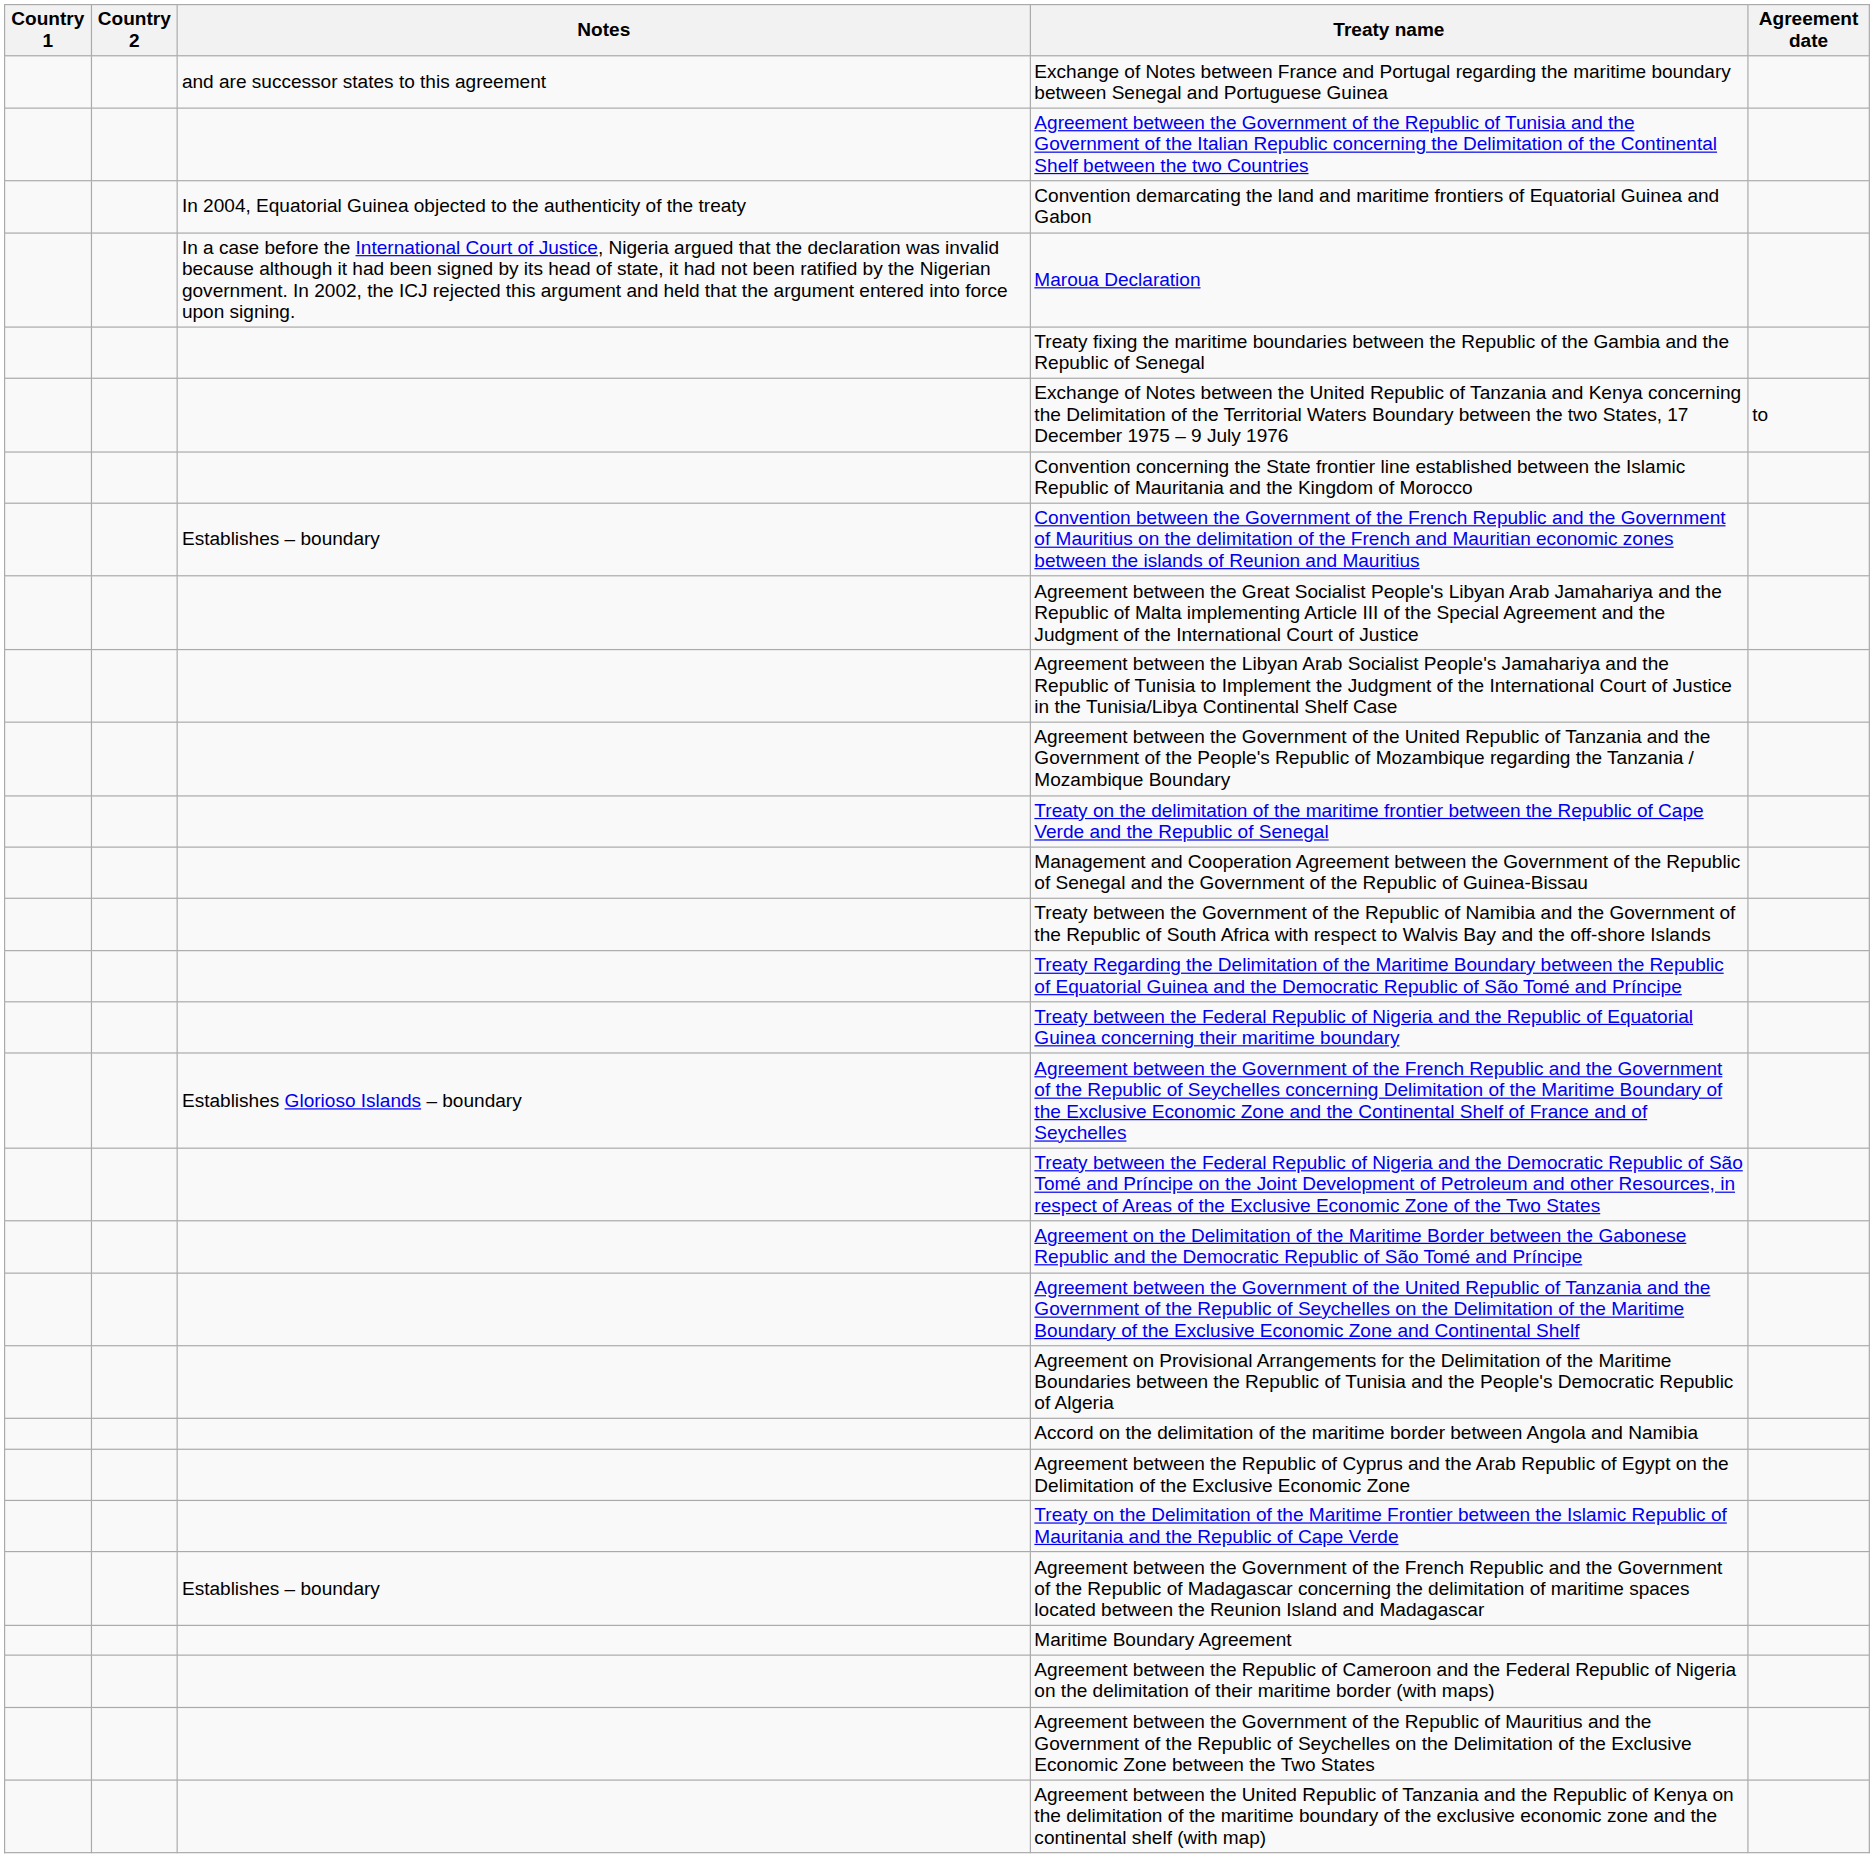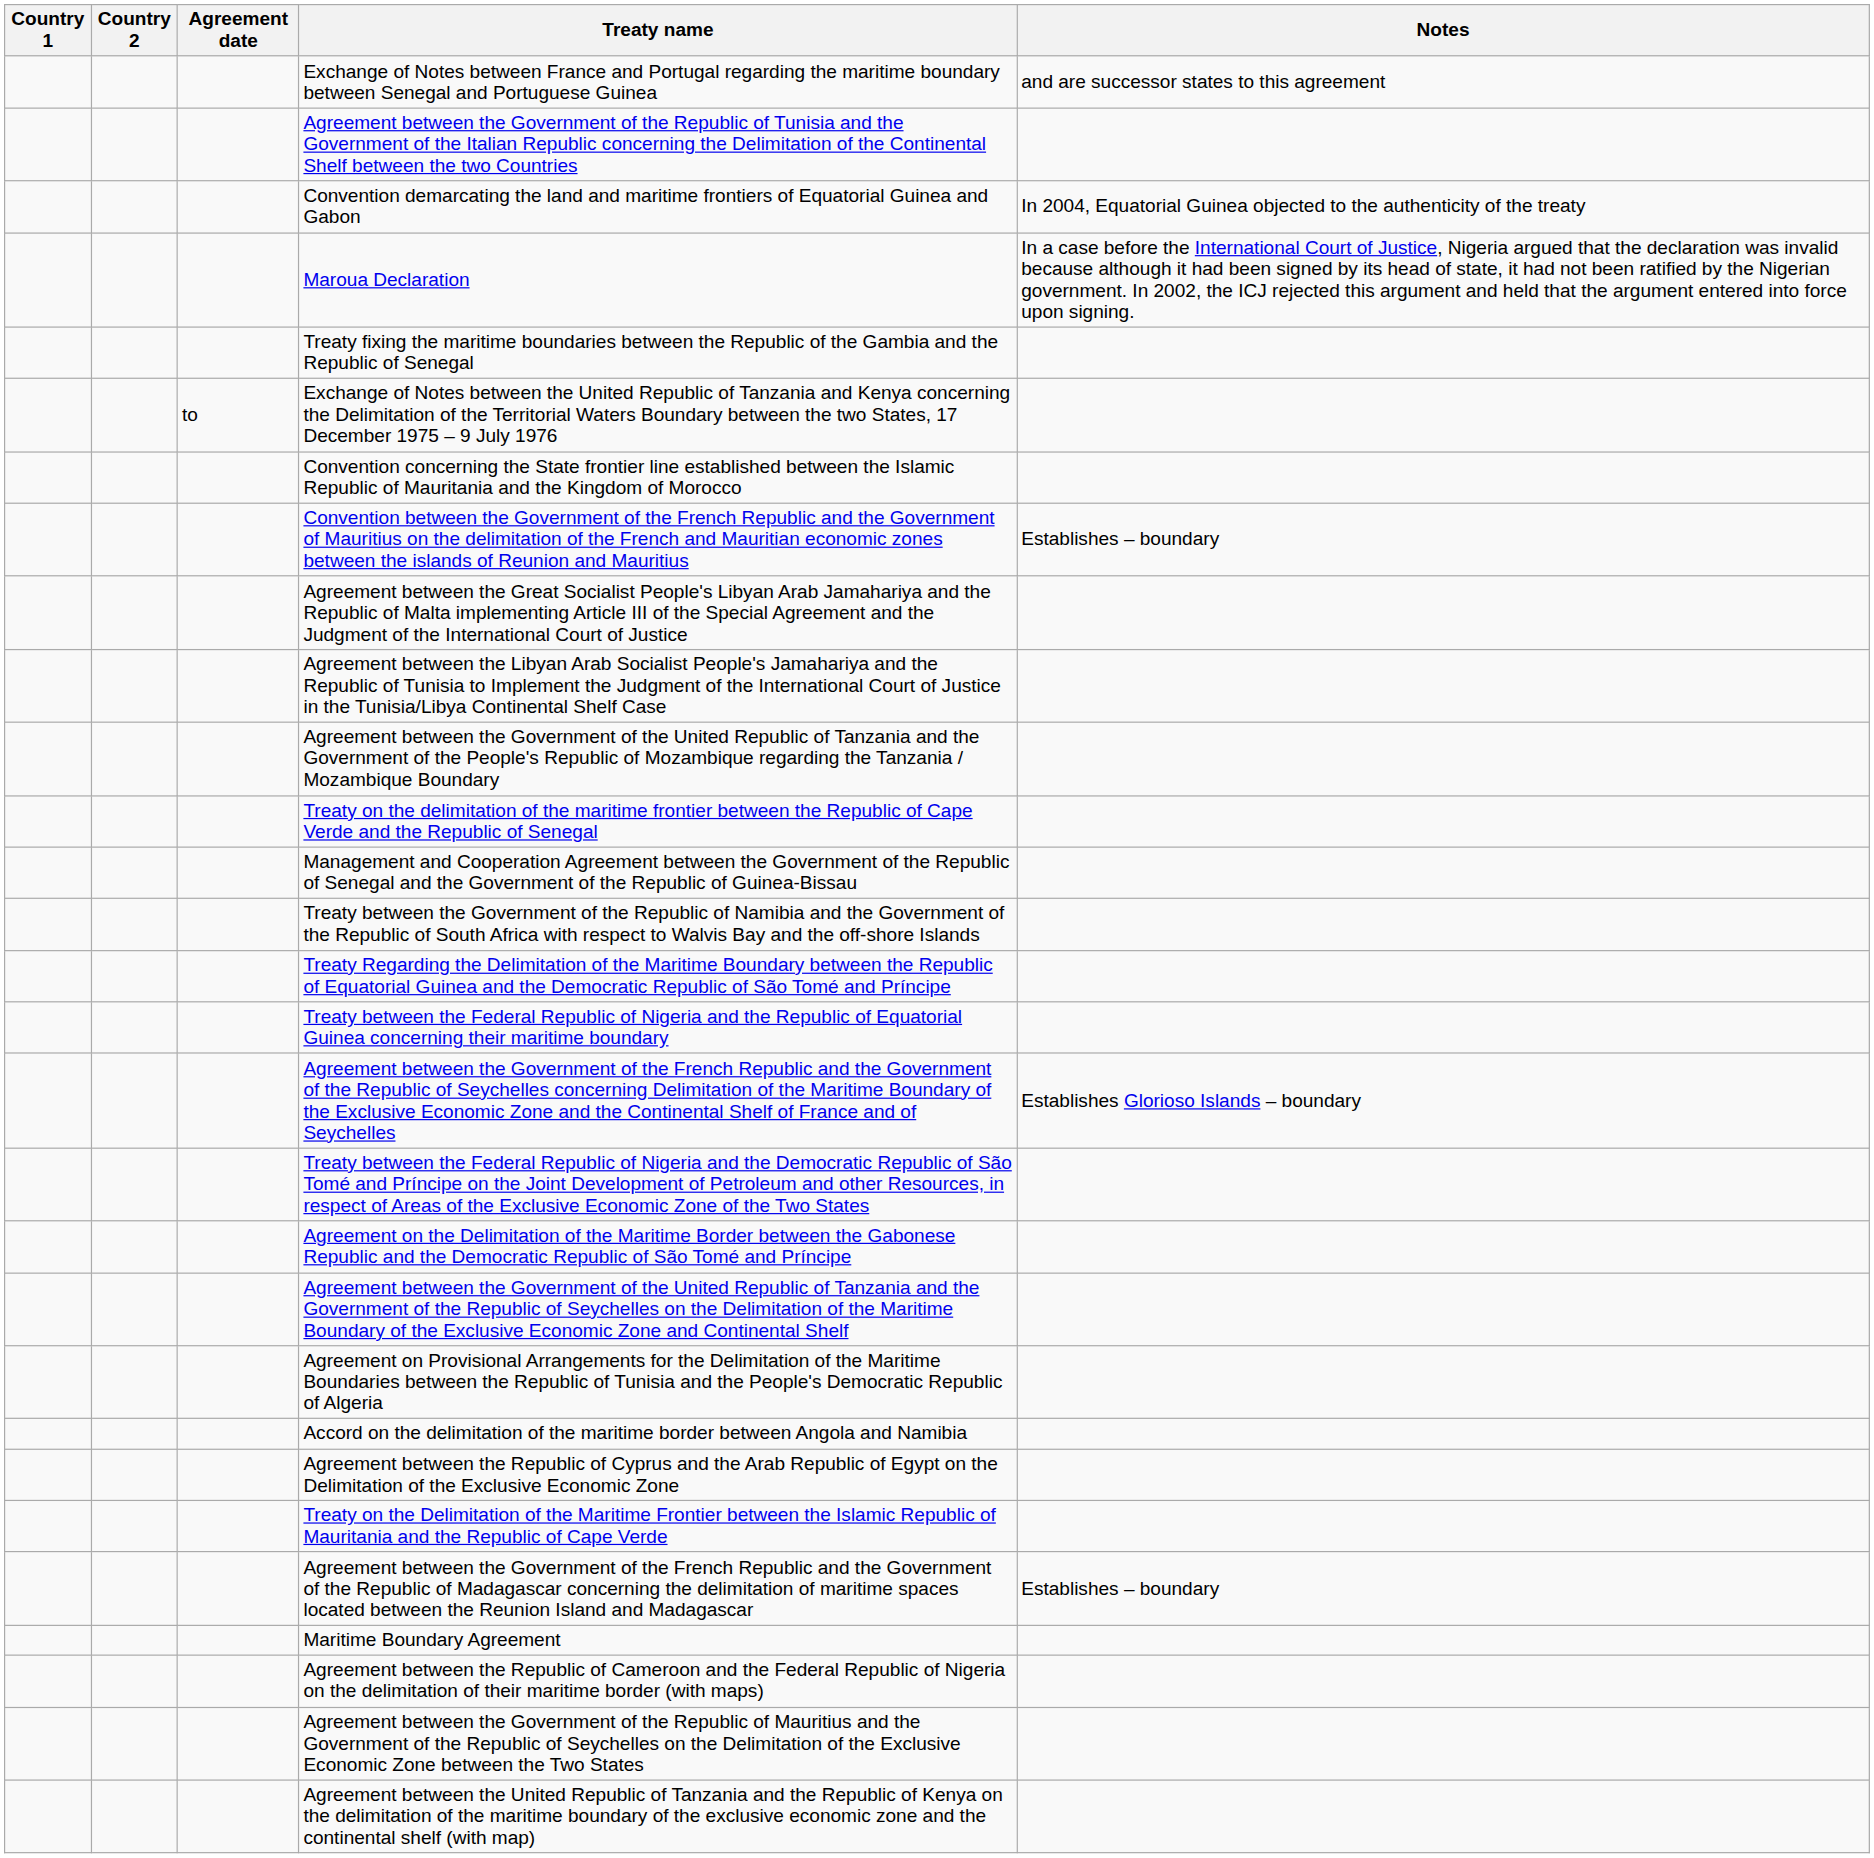columns swapped: (1809, 30) <-> (604, 30)
